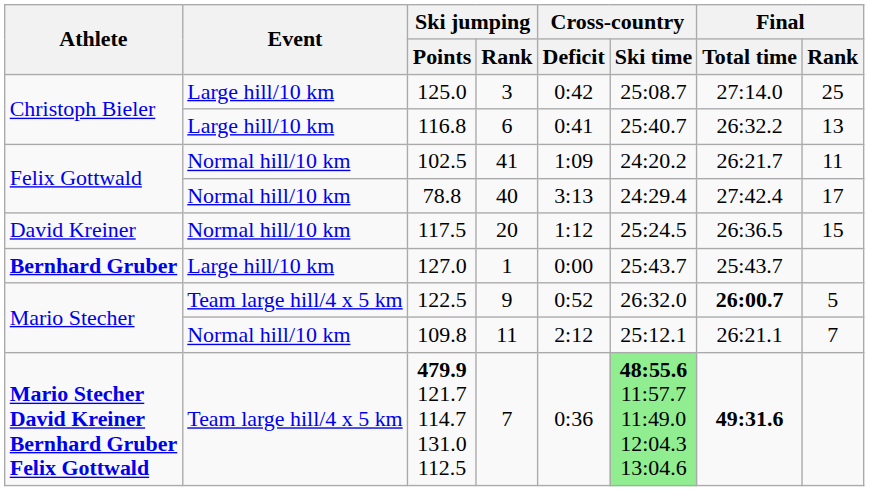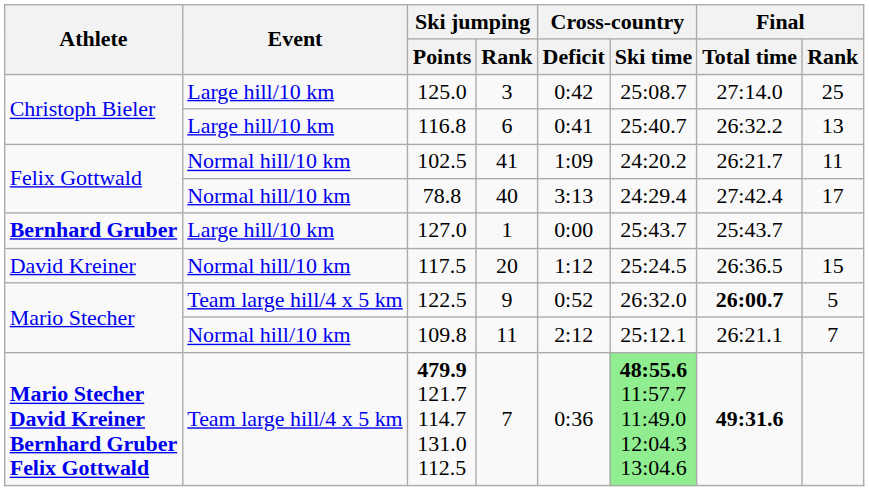rows swapped: (442, 265) <-> (442, 230)
